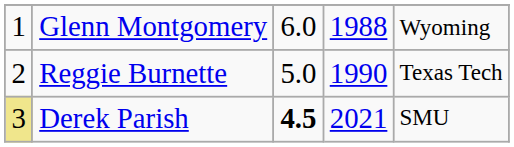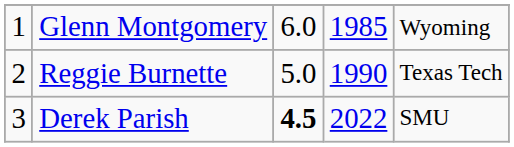(359, 27) 1988 -> (359, 27) 1985
(19, 118) khaki background -> (19, 118) no background
(359, 118) 2021 -> (359, 118) 2022
